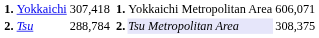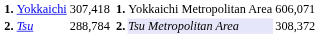(295, 26) 308,375 -> (295, 26) 308,372
